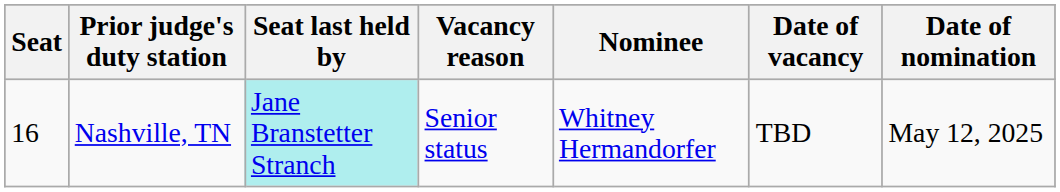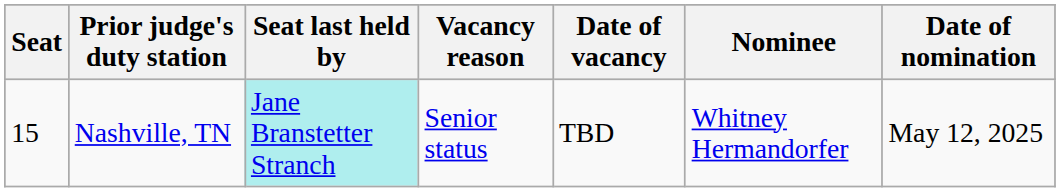columns swapped: (816, 42) <-> (651, 42)
(25, 132) 16 -> (25, 132) 15
